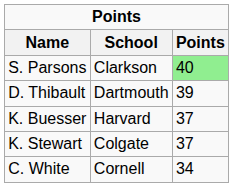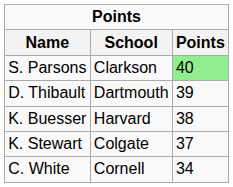(185, 118) 37 -> (185, 118) 38
